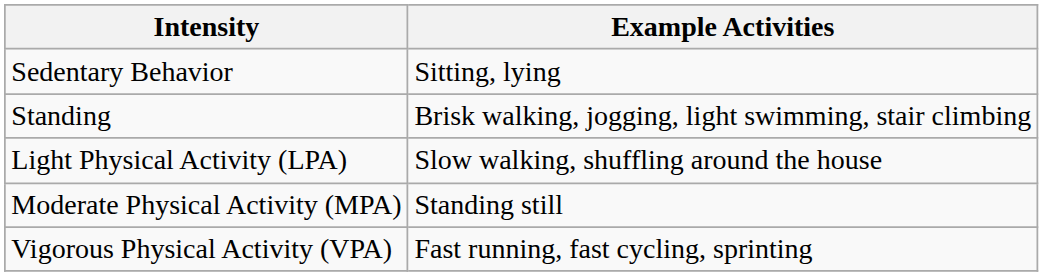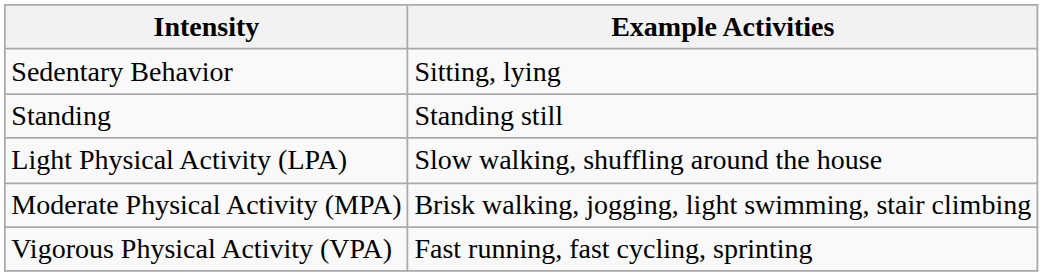(723, 115) Brisk walking, jogging, light swimming, stair climbing -> (489, 115) Standing still
(489, 204) Standing still -> (723, 204) Brisk walking, jogging, light swimming, stair climbing
